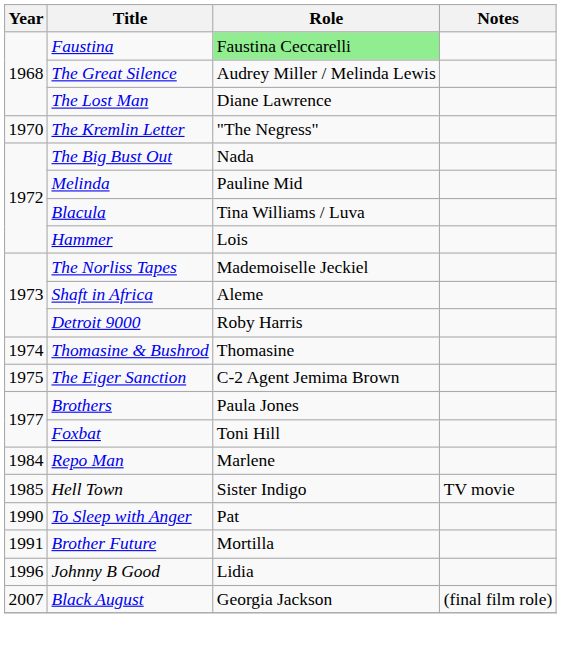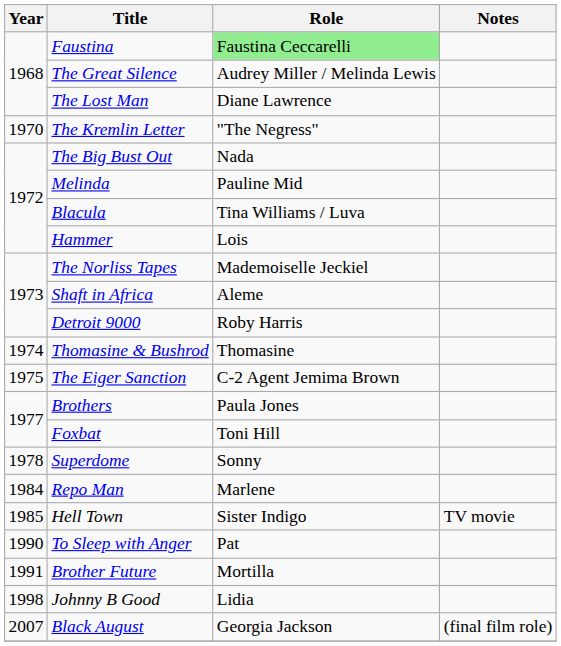+ row: (90, 460)
(26, 571) 1996 -> (26, 599) 1998
